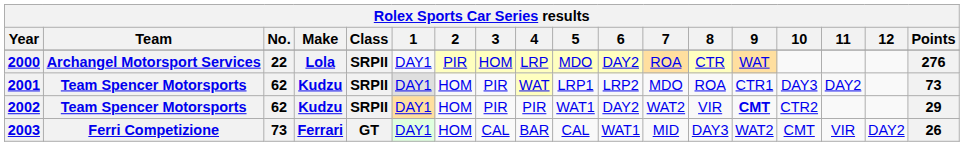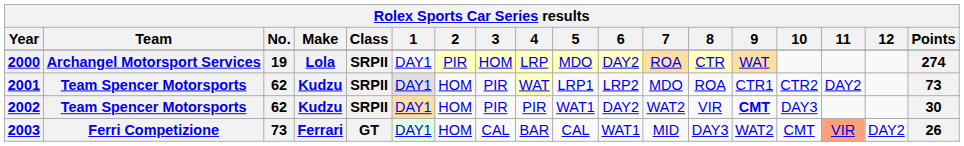(279, 62) 22 -> (279, 62) 19
(933, 62) 276 -> (933, 62) 274
(799, 85) DAY3 -> (799, 85) CTR2
(799, 108) CTR2 -> (799, 108) DAY3
(933, 108) 29 -> (933, 108) 30
(843, 130) no background -> (843, 130) lightsalmon background
